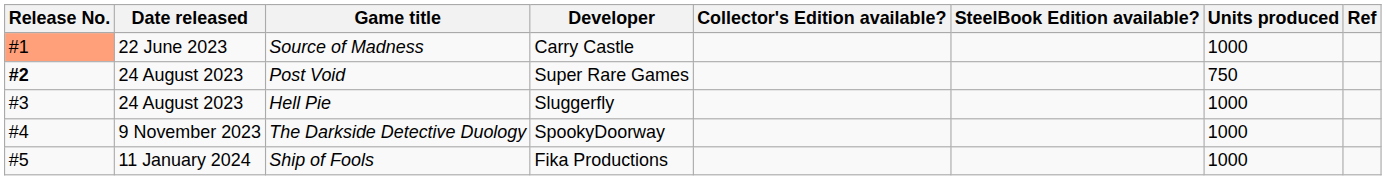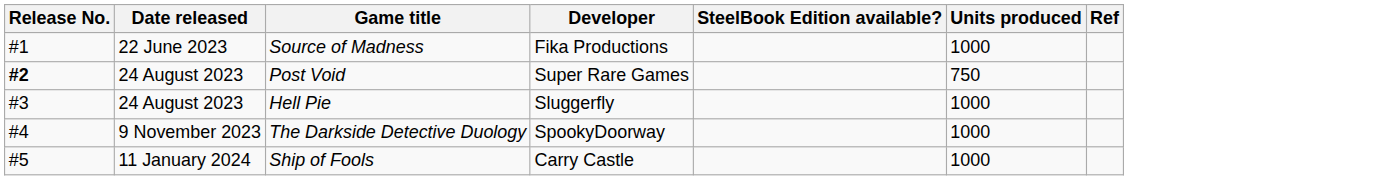- column: (822, 18)
(19, 47) lightsalmon background -> (19, 47) no background
(584, 47) Carry Castle -> (601, 47) Fika Productions
(601, 160) Fika Productions -> (584, 160) Carry Castle
